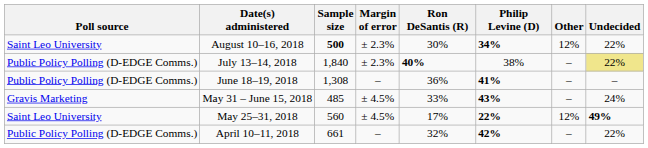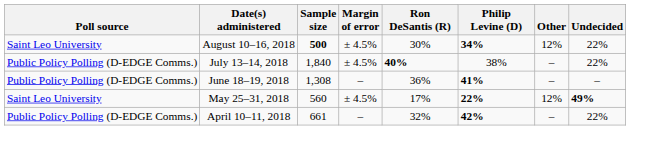(378, 44) ± 2.3% -> (360, 44) ± 4.5%
(378, 62) ± 2.3% -> (360, 62) ± 4.5%
(615, 62) khaki background -> (597, 62) no background
- row: (257, 98)
